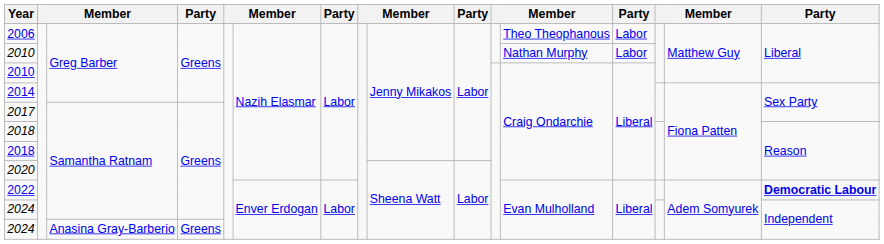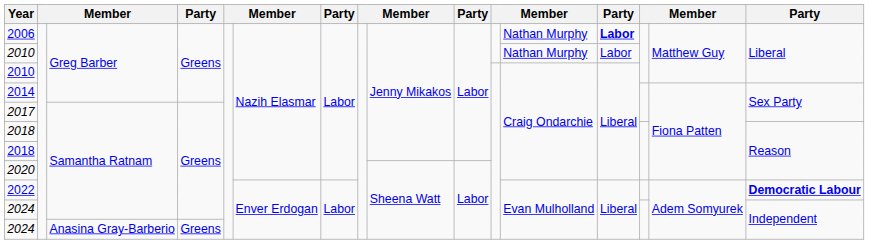(557, 33) Theo Theophanous -> (545, 33) Nathan Murphy
(631, 33) normal -> (617, 33) bold
